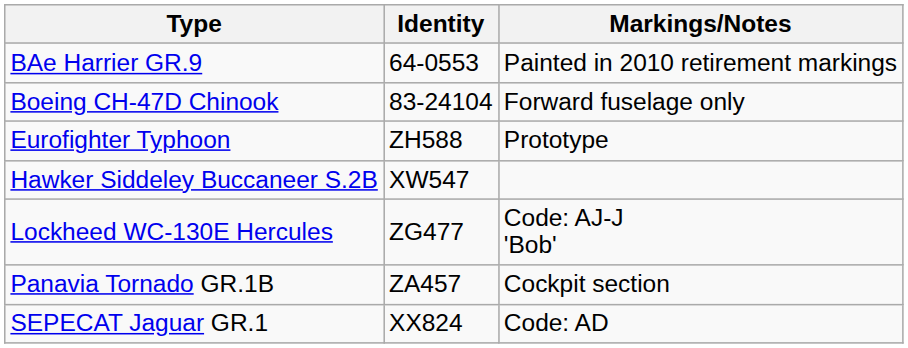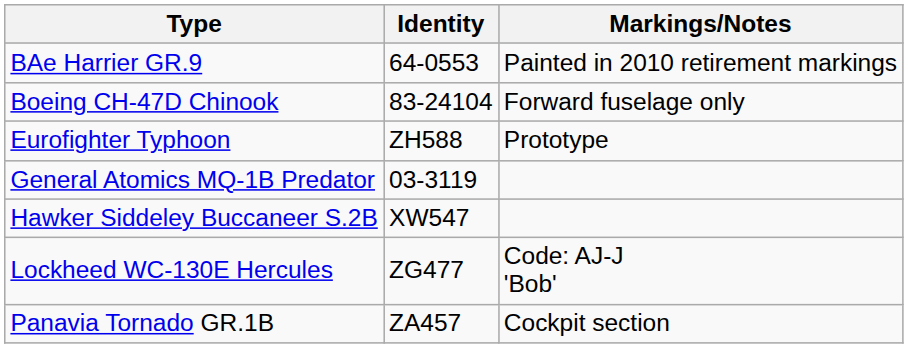+ row: (193, 179)
- row: (139, 323)
